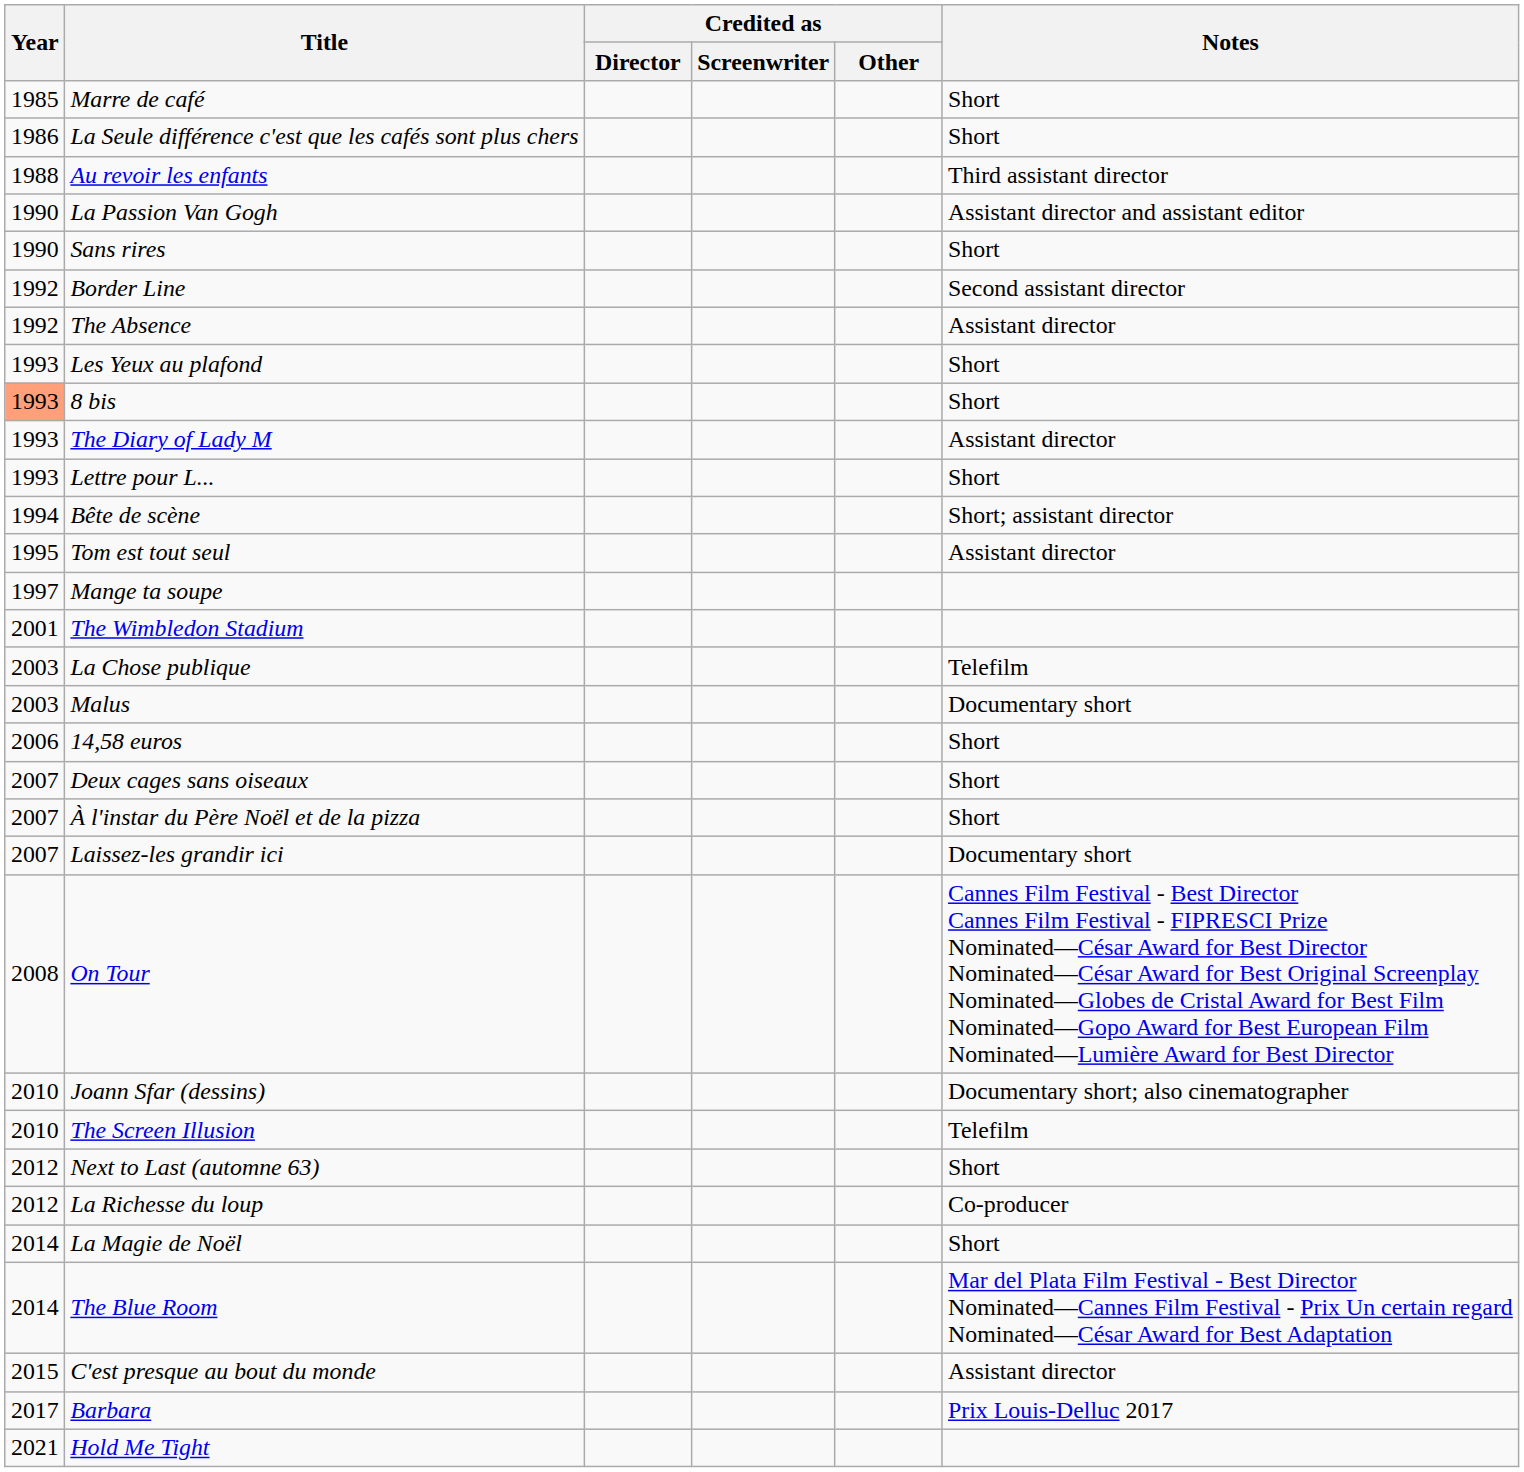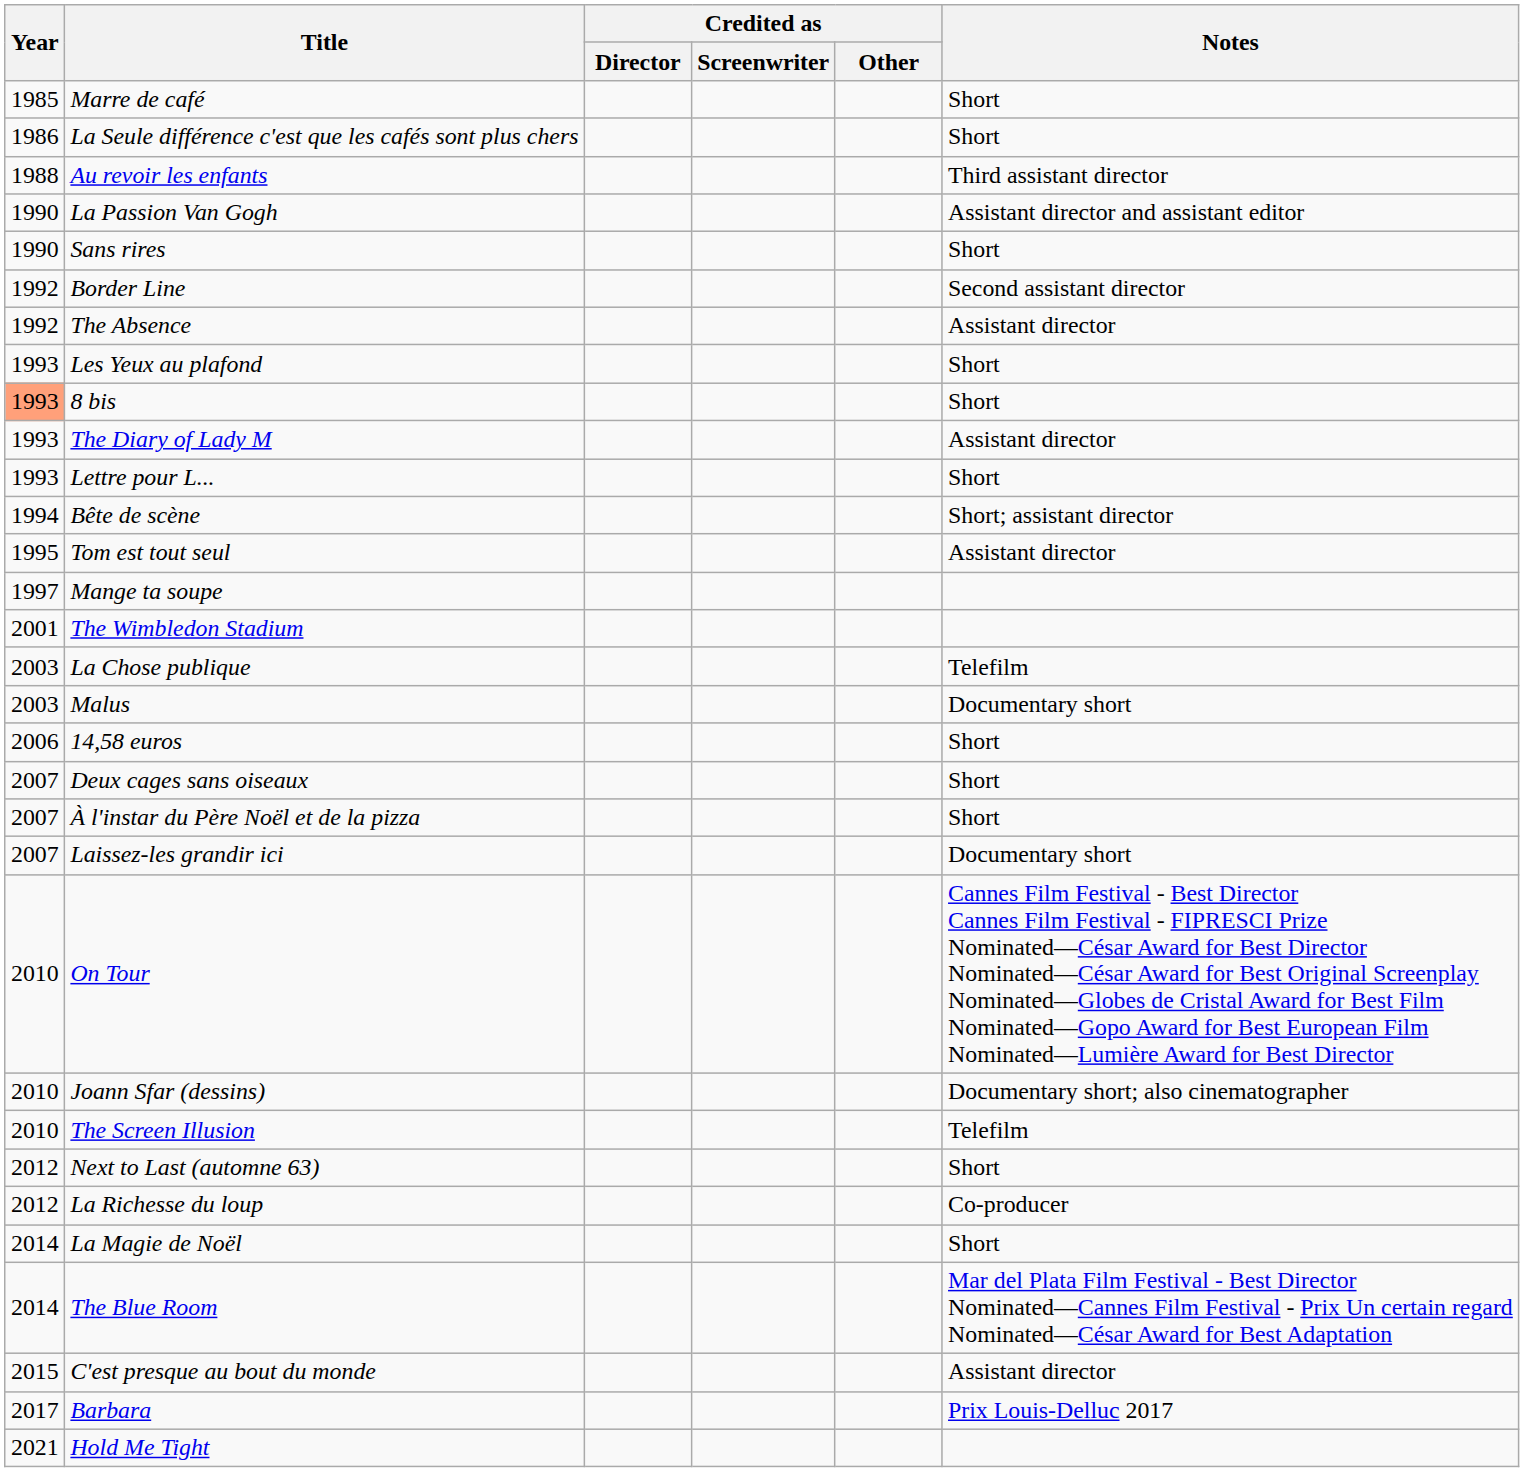(35, 973) 2008 -> (35, 973) 2010
